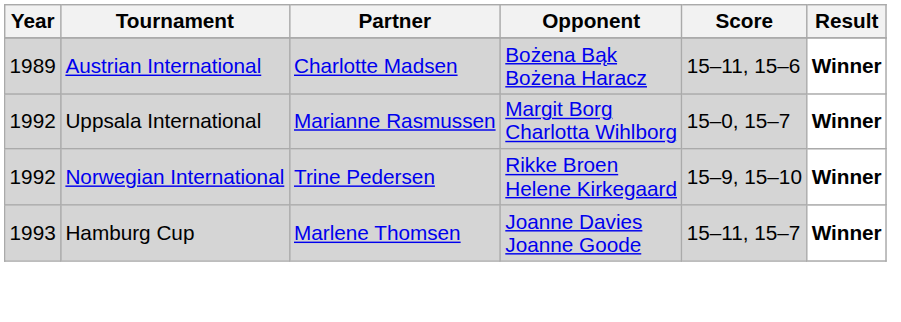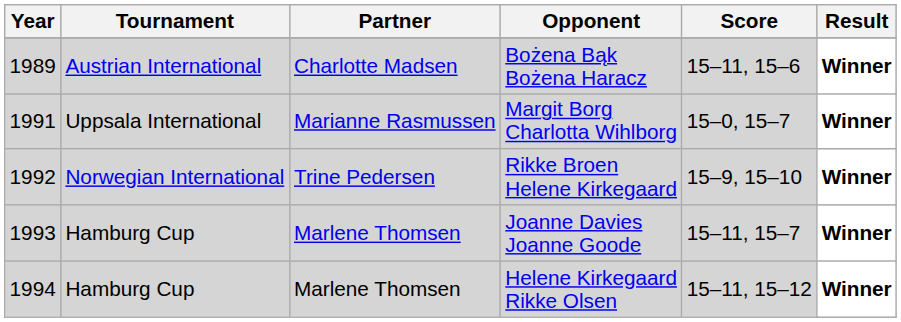(33, 122) 1992 -> (33, 122) 1991
+ row: (591, 289)
